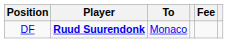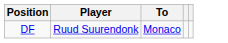- column: (206, 12)
(99, 29) bold -> (96, 29) normal
